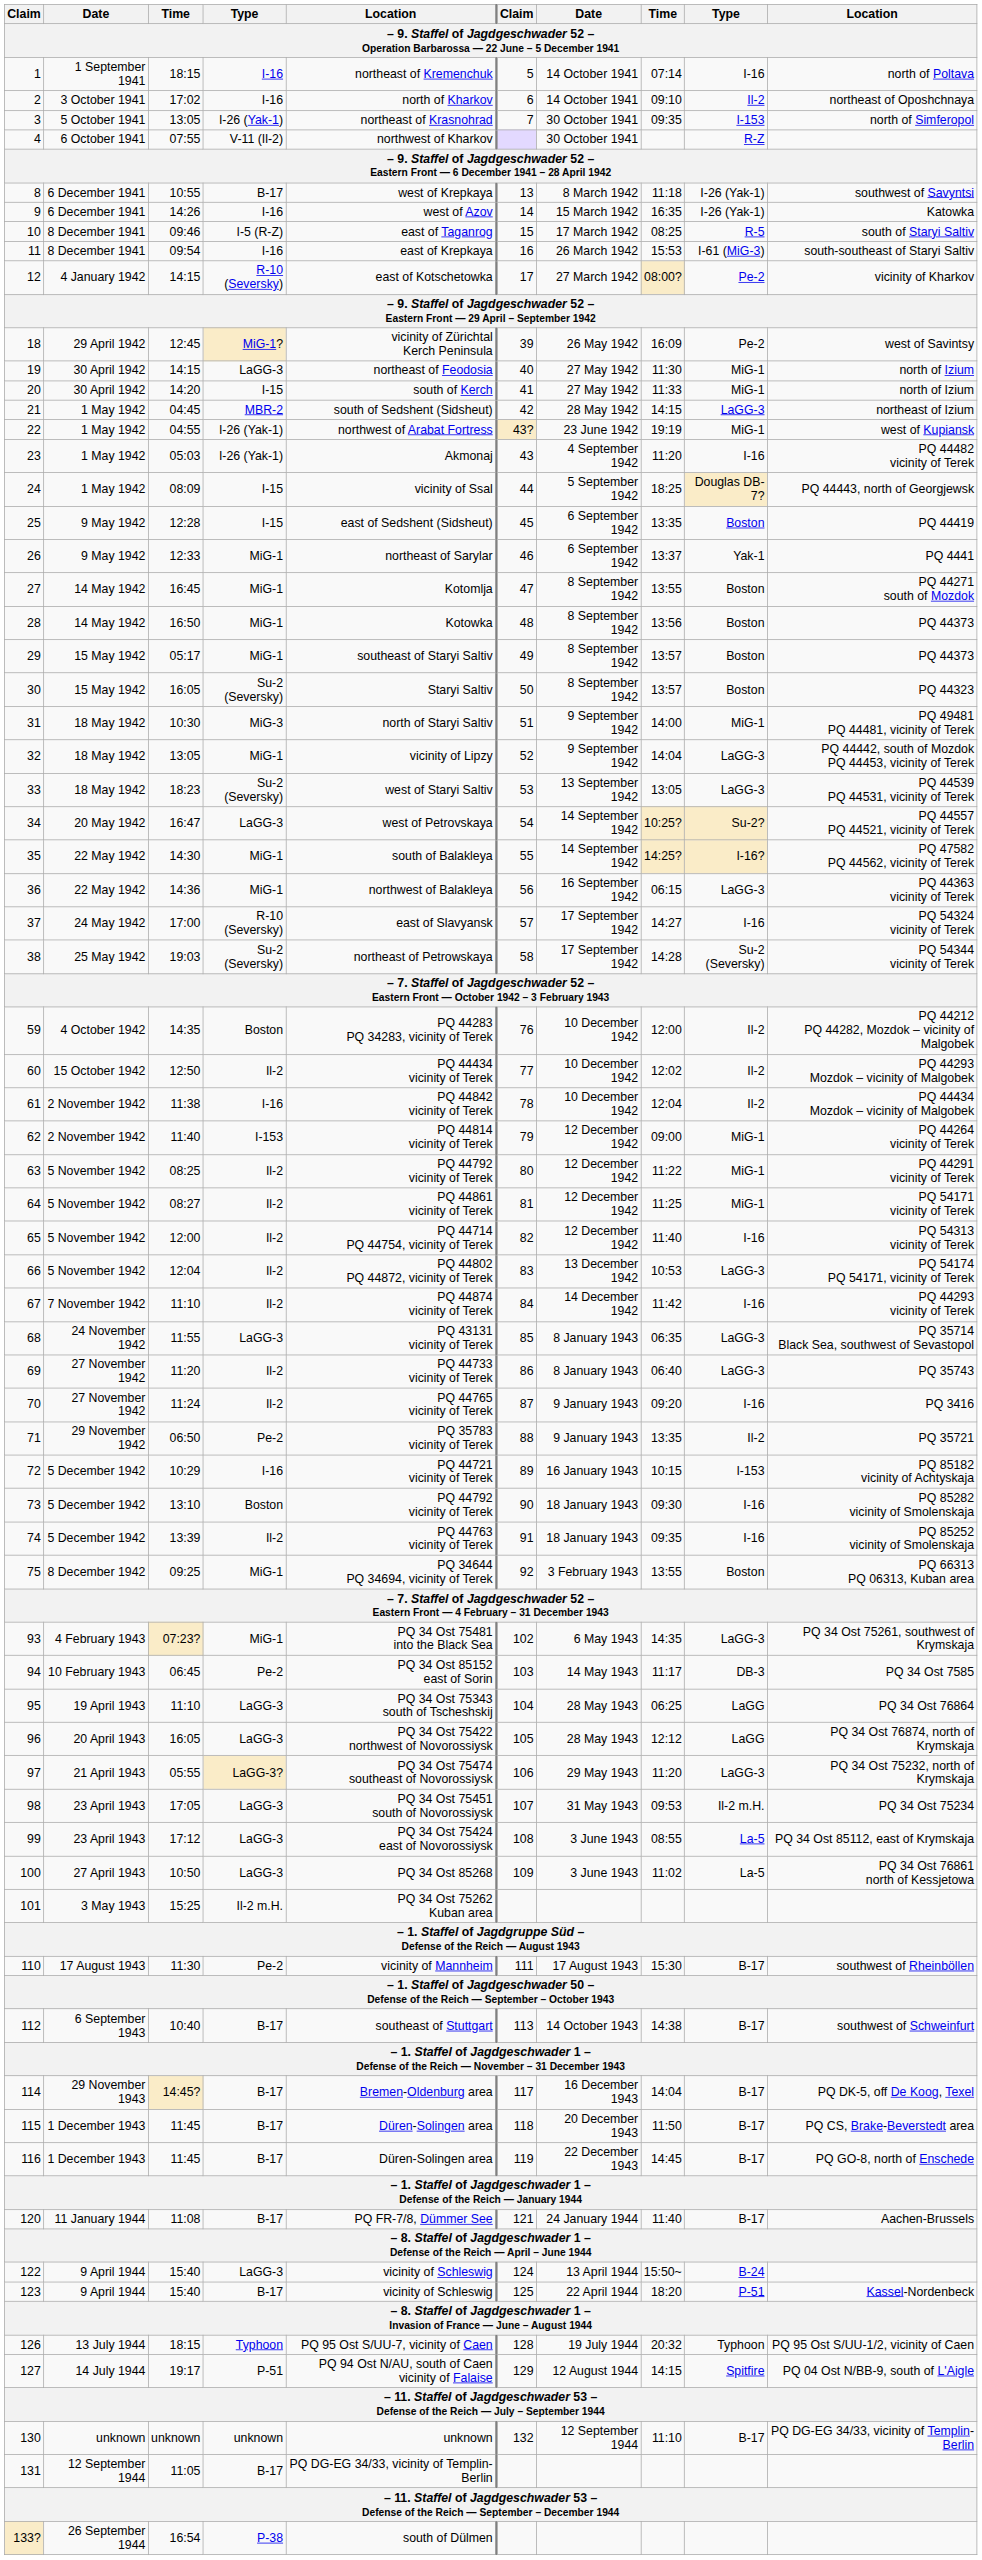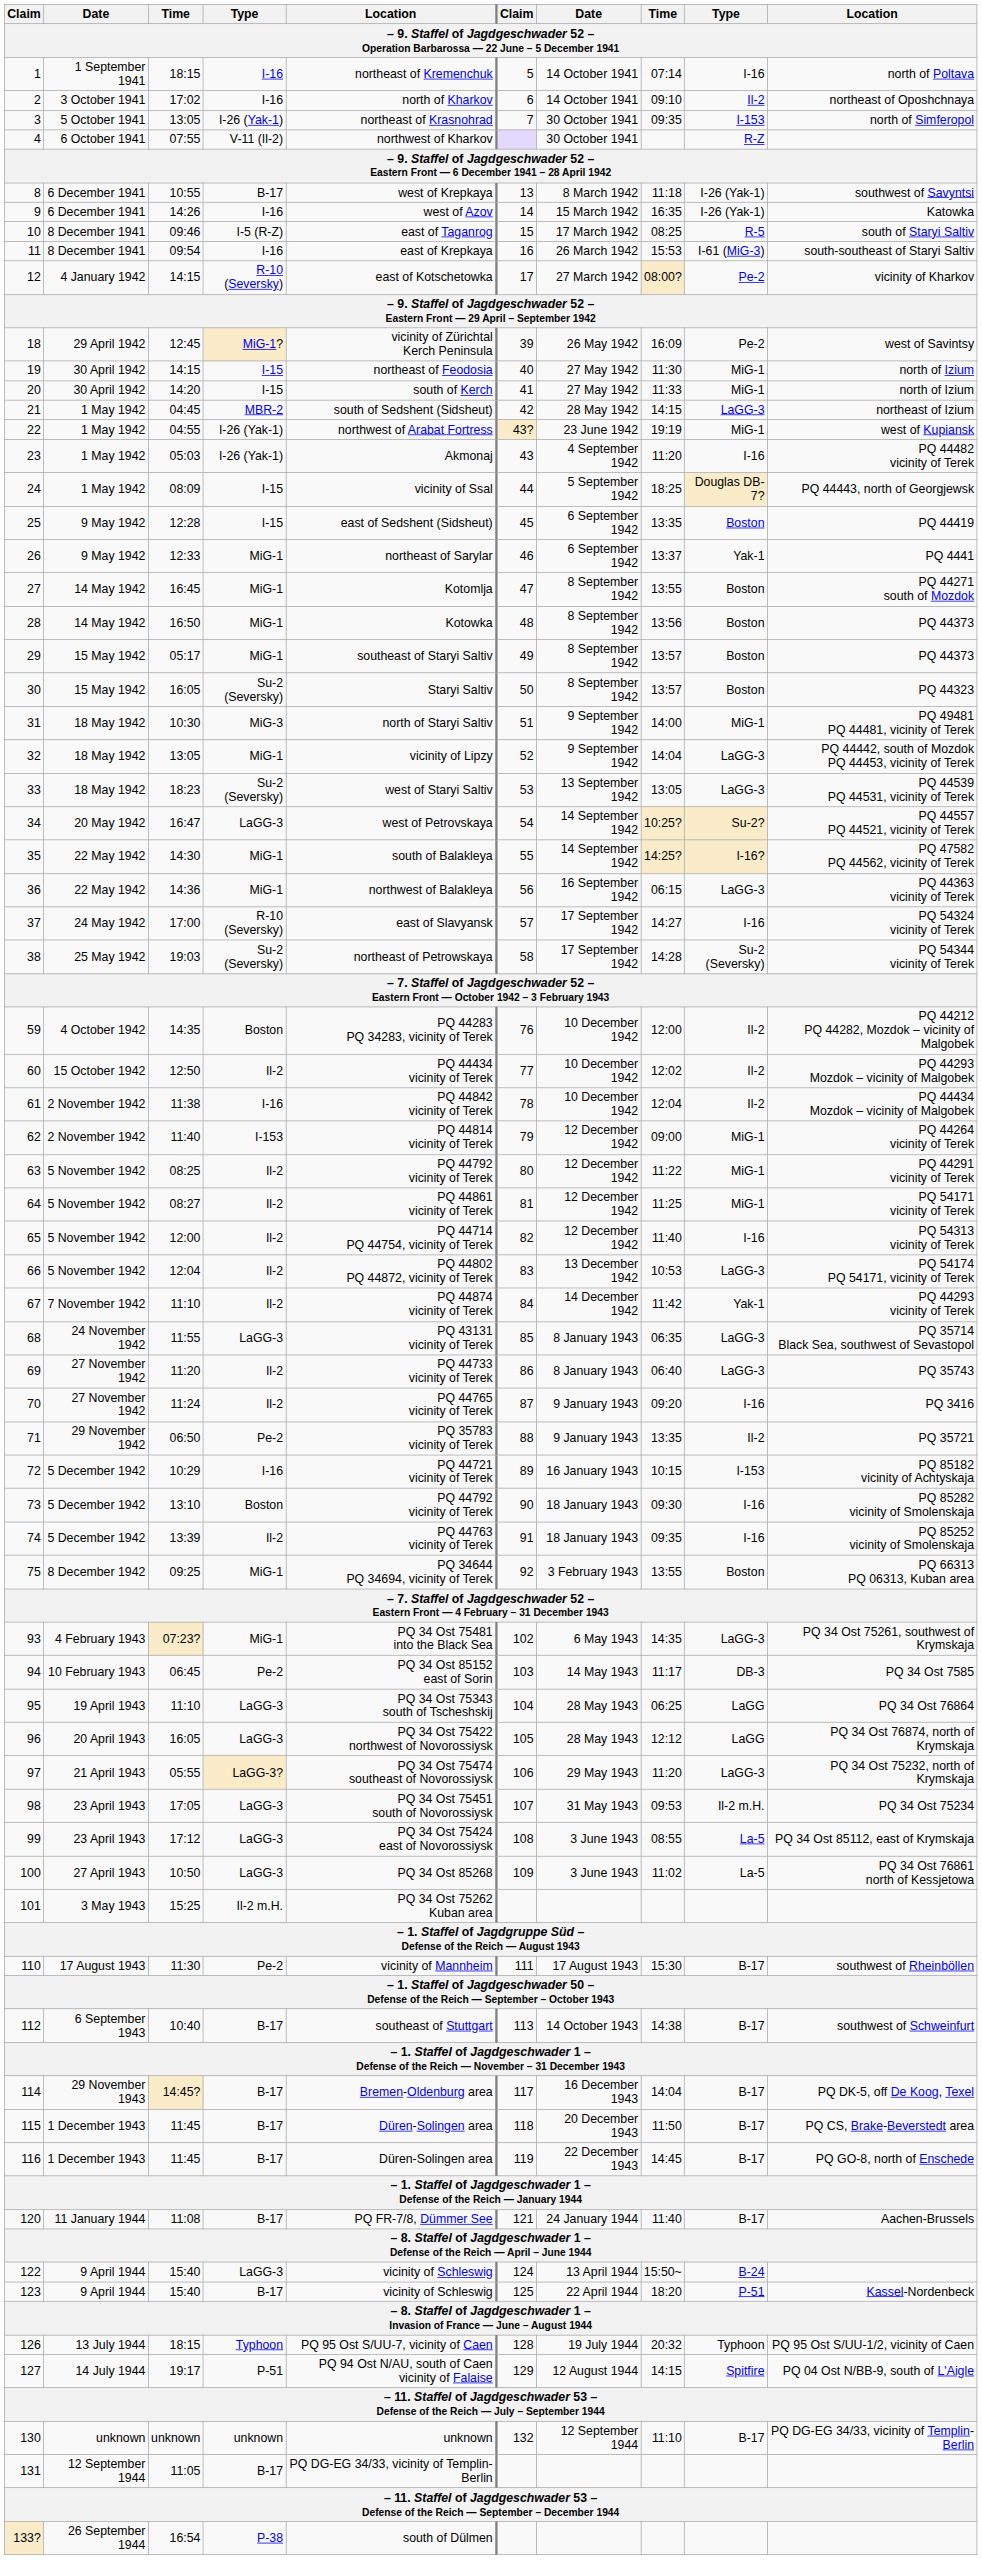(261, 370) LaGG-3 -> (272, 370) I-15
(754, 1304) I-16 -> (749, 1304) Yak-1
